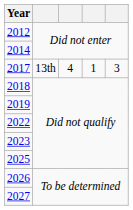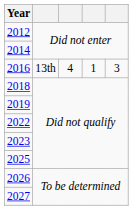+ row: (19, 68)
- row: (19, 68)
